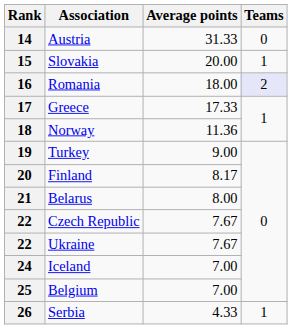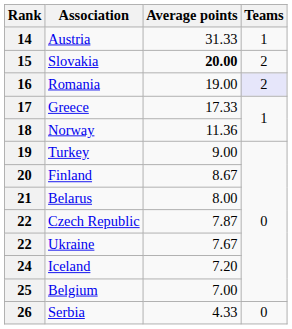(264, 38) 0 -> (264, 38) 1
(221, 61) normal -> (221, 61) bold
(264, 61) 1 -> (264, 61) 2
(221, 84) 18.00 -> (221, 84) 19.00
(225, 175) 8.17 -> (225, 175) 8.67
(225, 221) 7.67 -> (225, 221) 7.87
(225, 267) 7.00 -> (225, 267) 7.20
(264, 312) 1 -> (264, 312) 0
